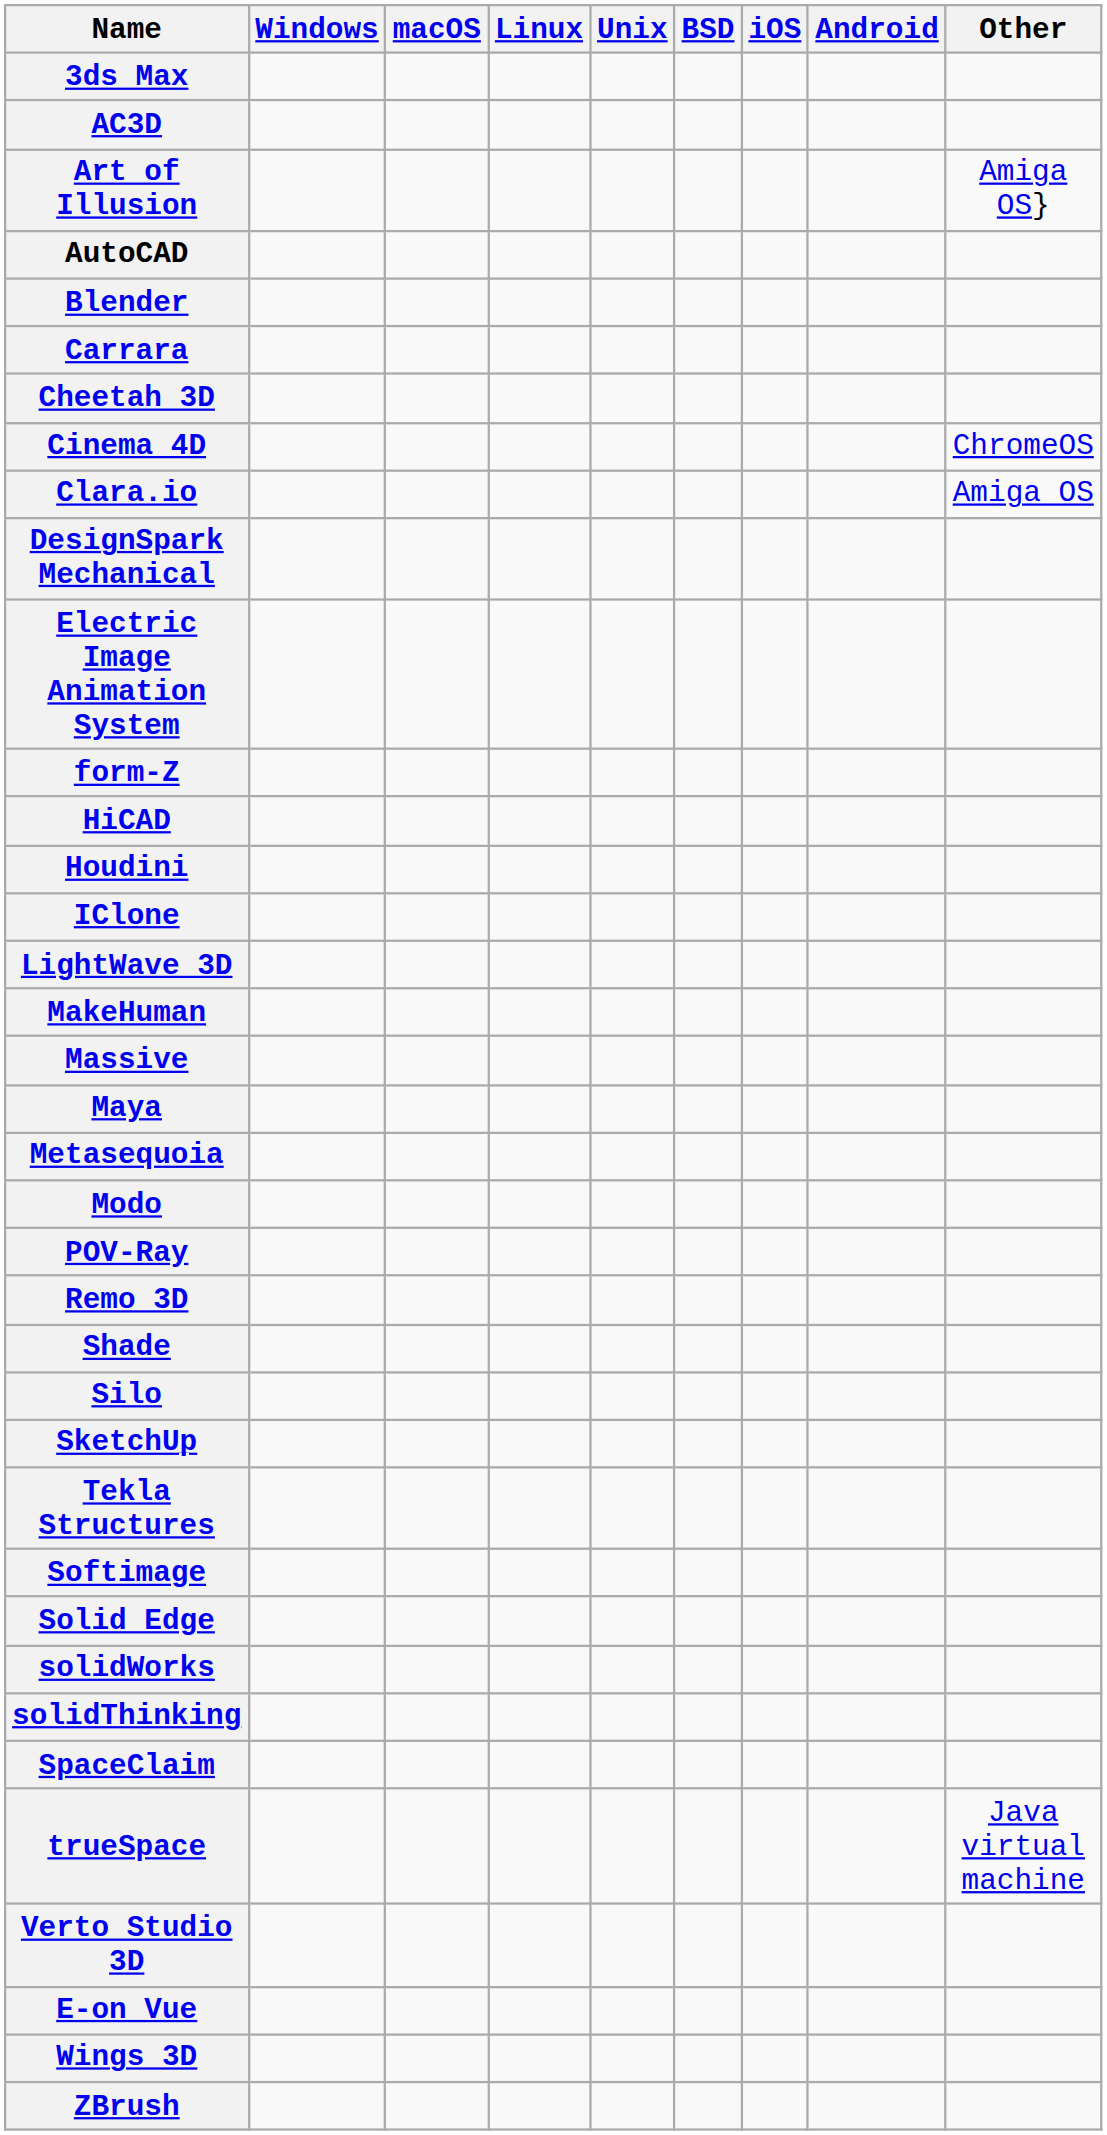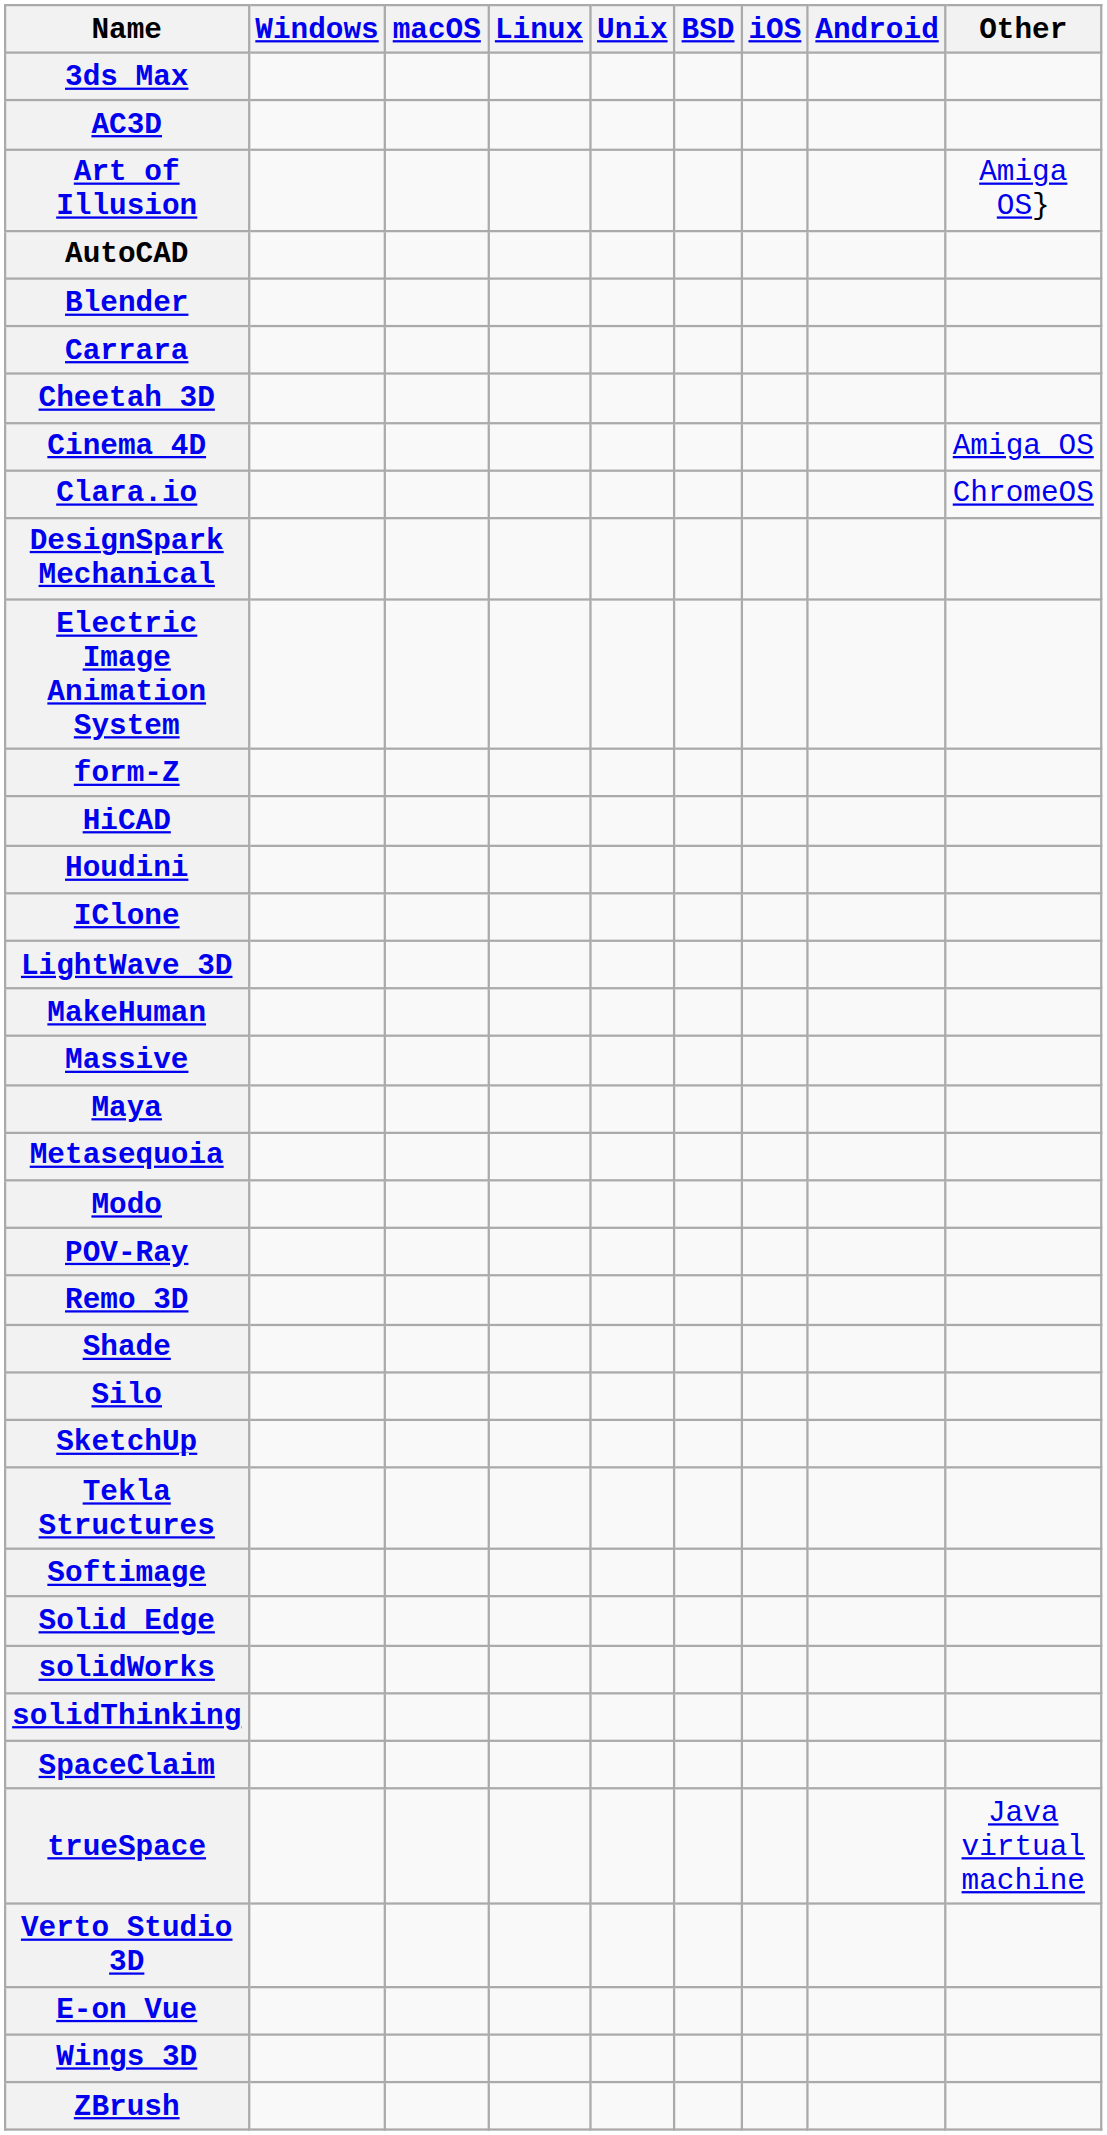(1023, 446) ChromeOS -> (1023, 446) Amiga OS
(1023, 494) Amiga OS -> (1023, 494) ChromeOS
